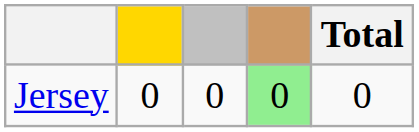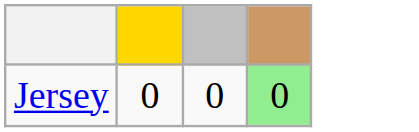- column: (362, 34)
